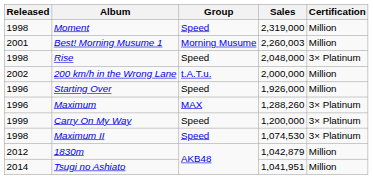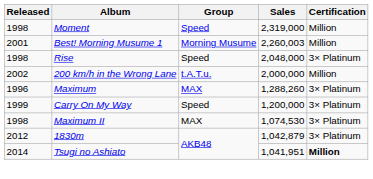- row: (83, 89)
(195, 136) Speed -> (192, 120) MAX
(323, 151) Million -> (335, 136) 3× Platinum
(323, 167) normal -> (324, 151) bold
